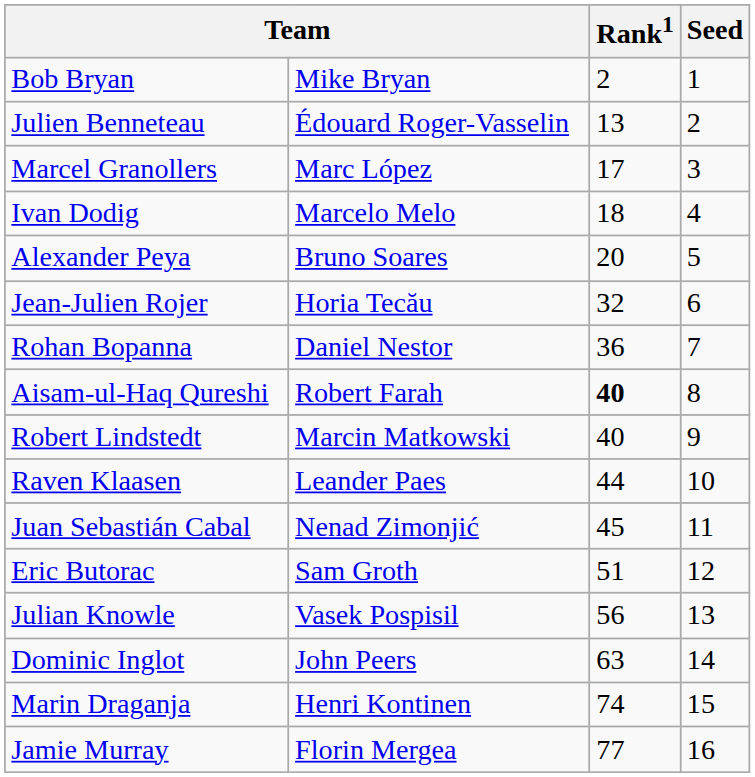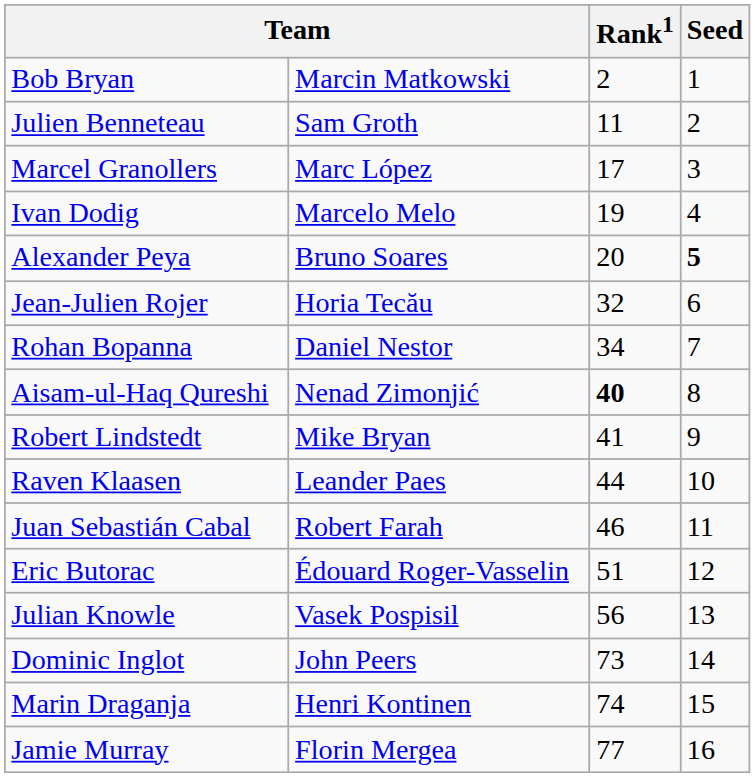(363, 79) Mike Bryan -> (403, 79) Marcin Matkowski
(432, 123) Édouard Roger-Vasselin -> (357, 123) Sam Groth
(610, 123) 13 -> (610, 123) 11
(610, 213) 18 -> (610, 213) 19
(694, 257) normal -> (694, 257) bold
(610, 347) 36 -> (610, 347) 34
(369, 391) Robert Farah -> (387, 391) Nenad Zimonjić
(403, 436) Marcin Matkowski -> (363, 436) Mike Bryan
(610, 436) 40 -> (610, 436) 41
(387, 525) Nenad Zimonjić -> (369, 525) Robert Farah
(610, 525) 45 -> (610, 525) 46
(357, 570) Sam Groth -> (432, 570) Édouard Roger-Vasselin
(610, 659) 63 -> (610, 659) 73
